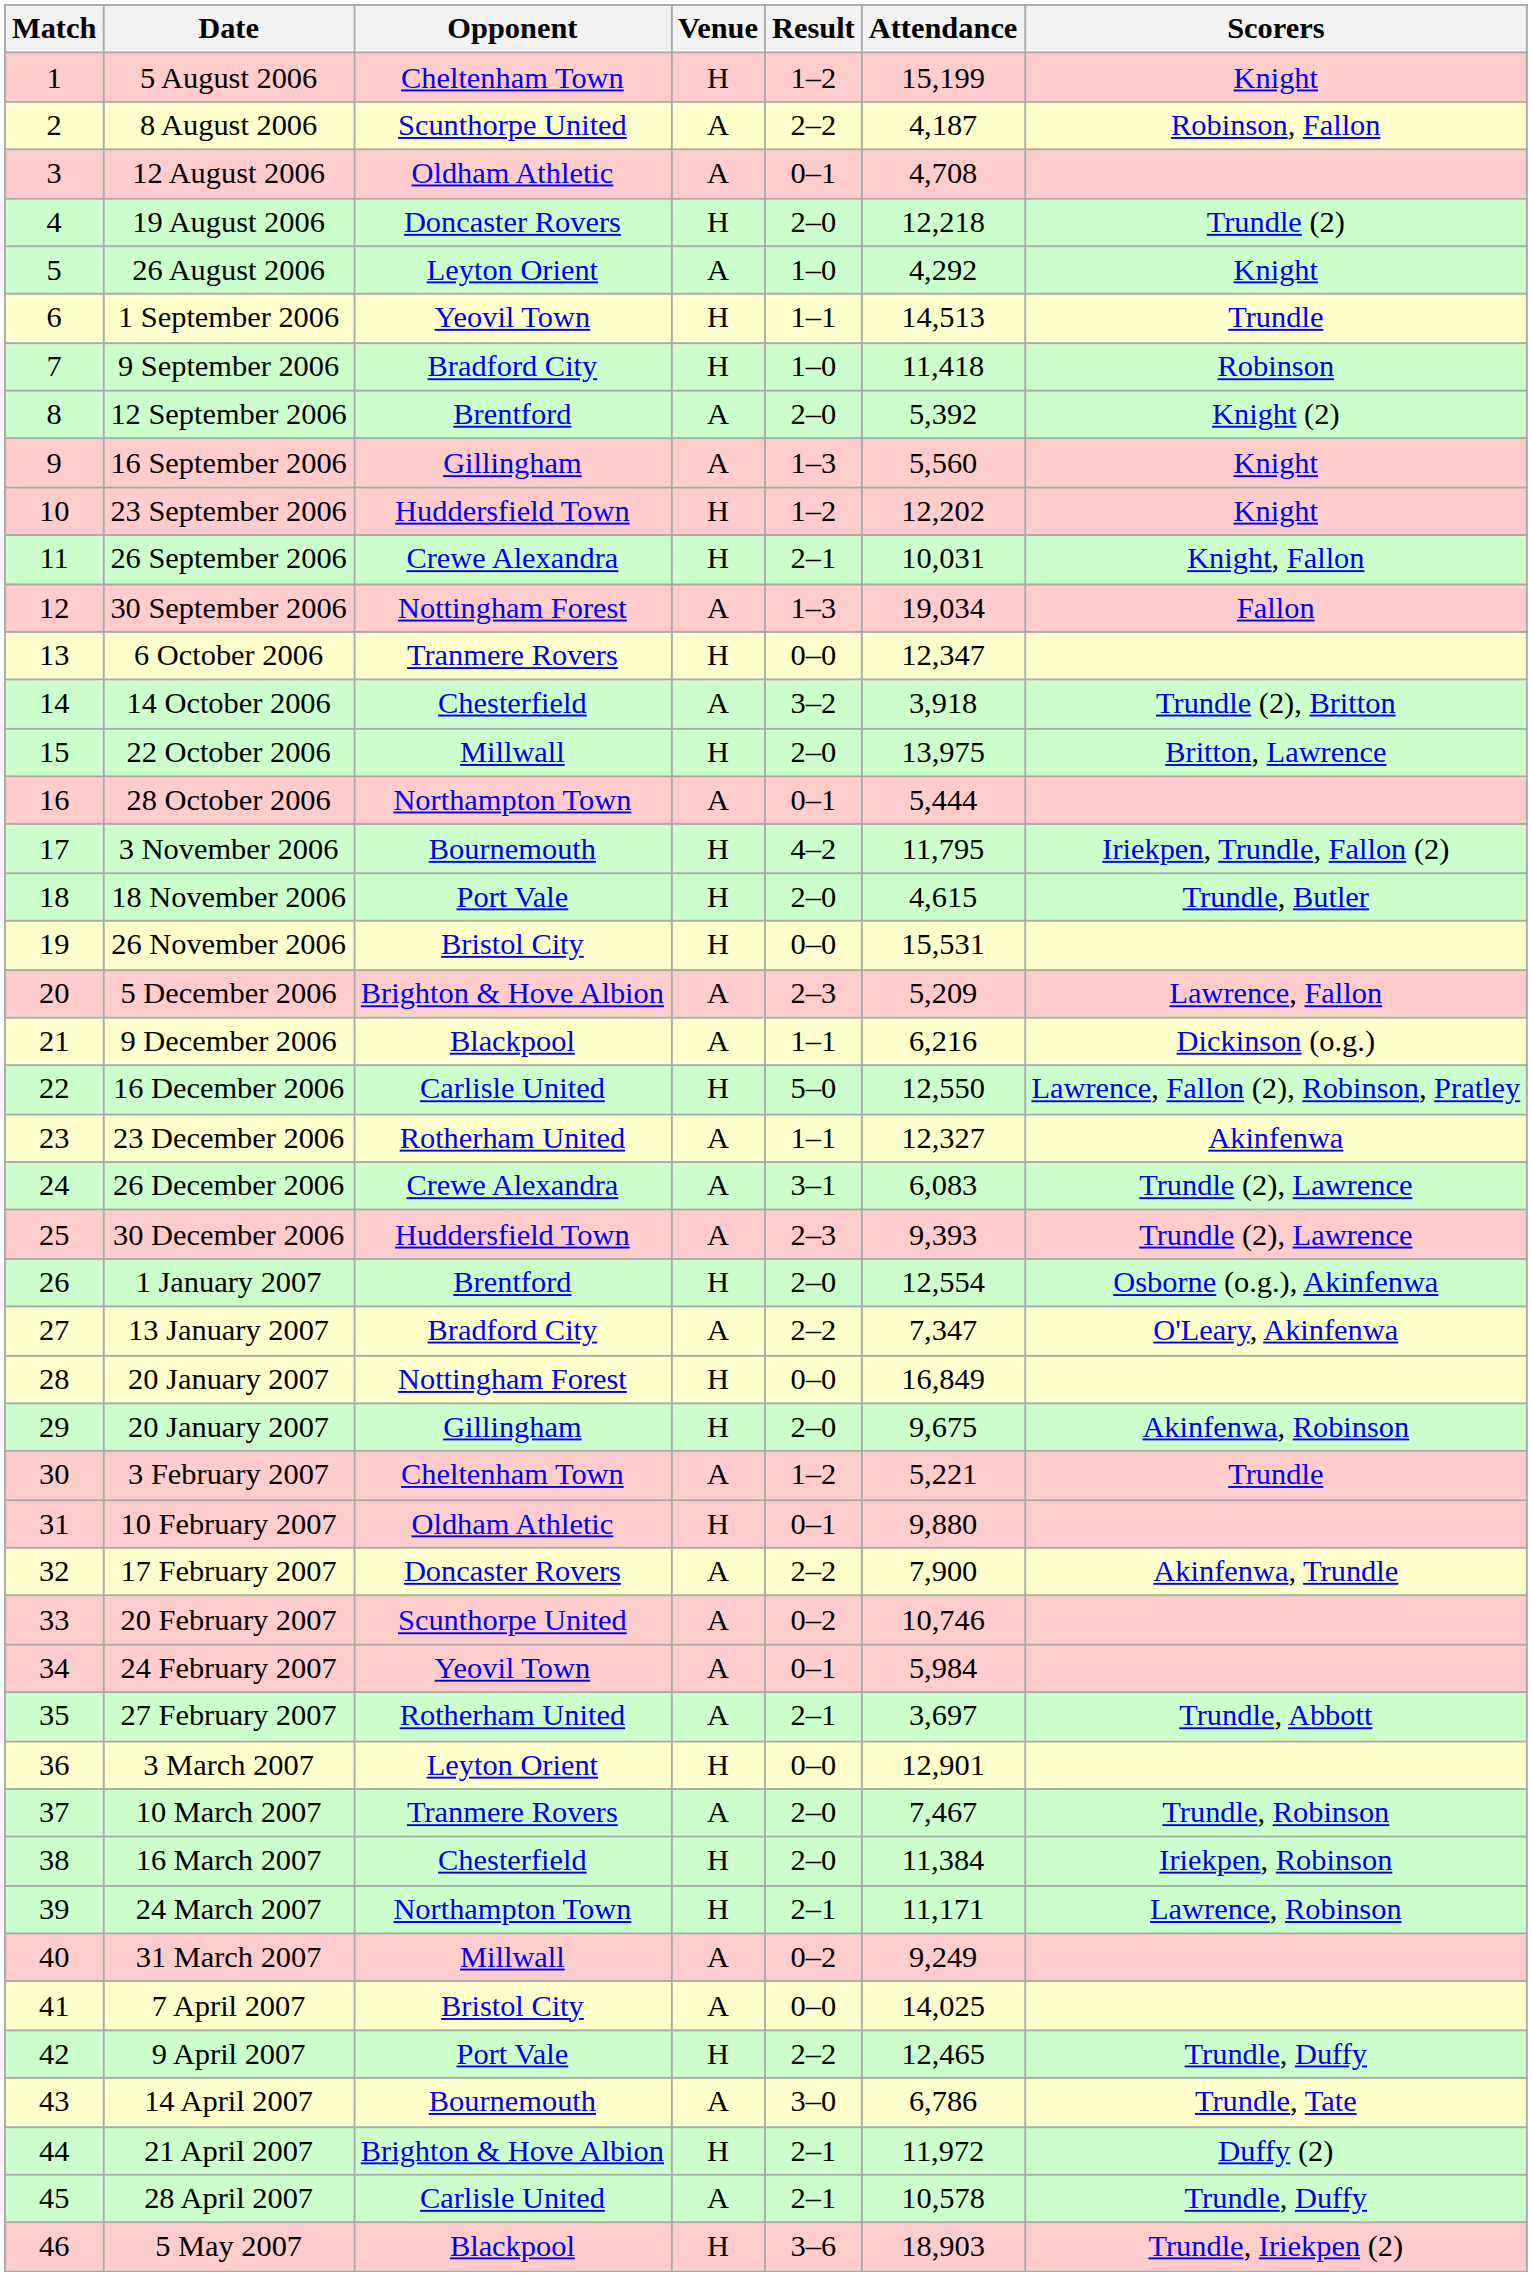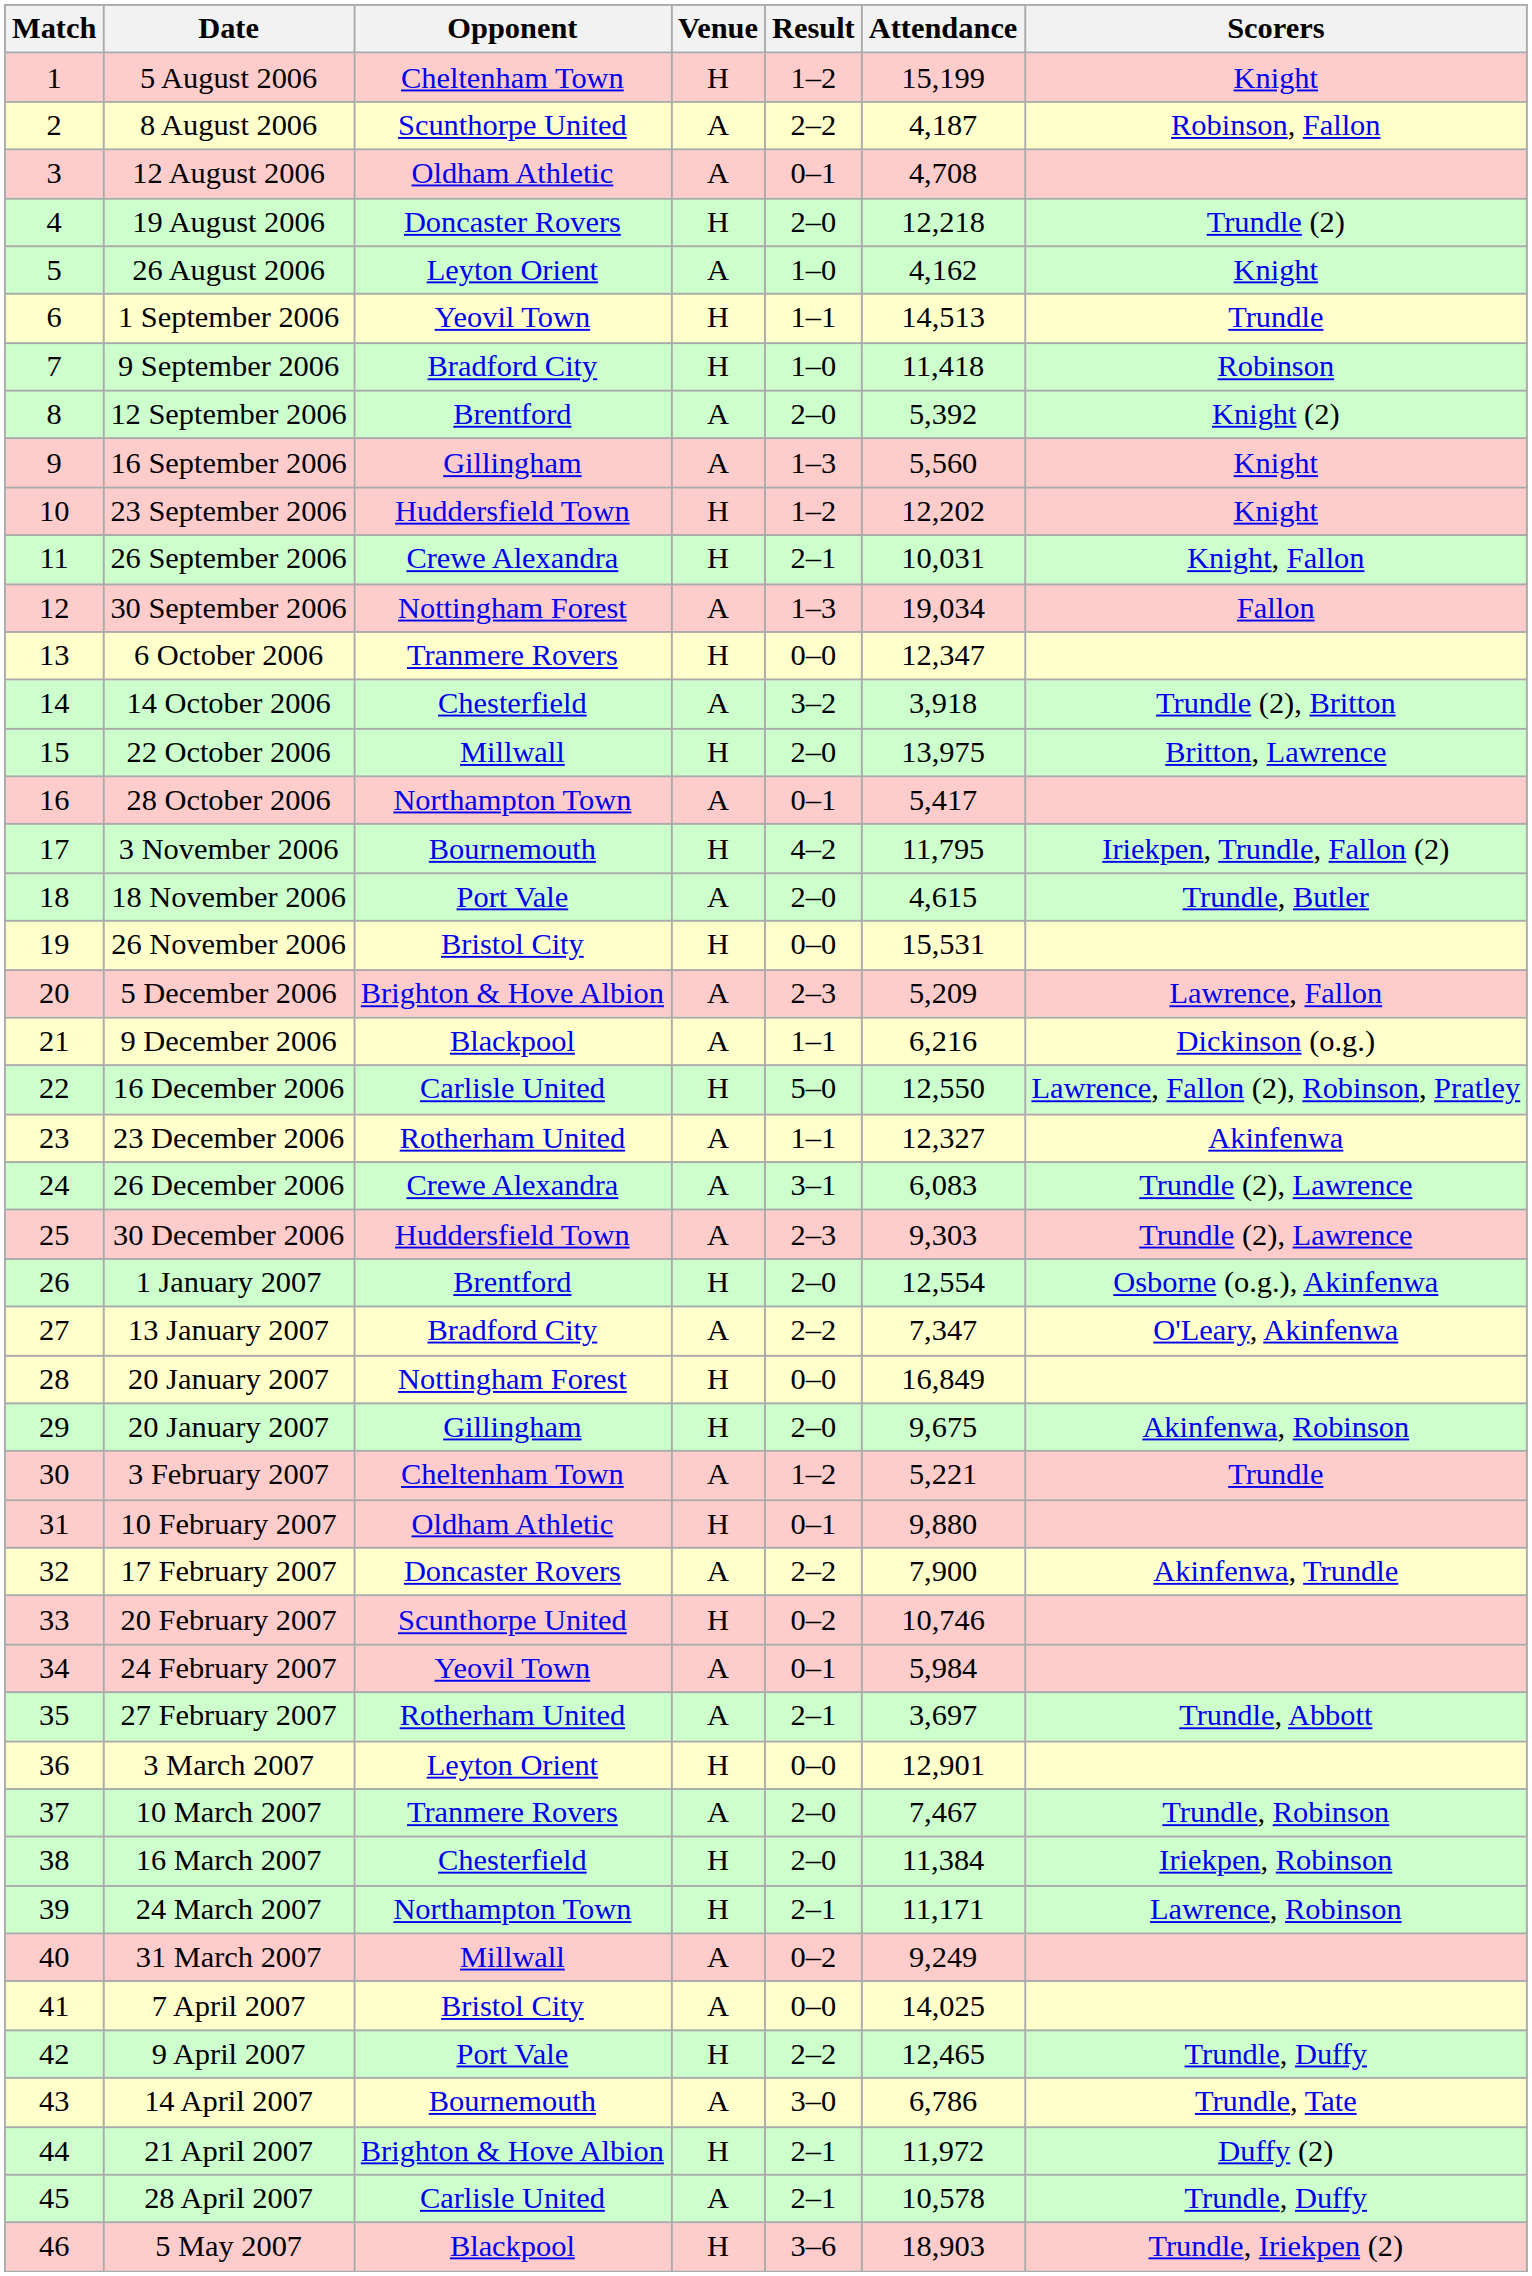(943, 269) 4,292 -> (943, 269) 4,162
(943, 800) 5,444 -> (943, 800) 5,417
(718, 896) H -> (718, 896) A
(943, 1233) 9,393 -> (943, 1233) 9,303
(718, 1619) A -> (718, 1619) H
